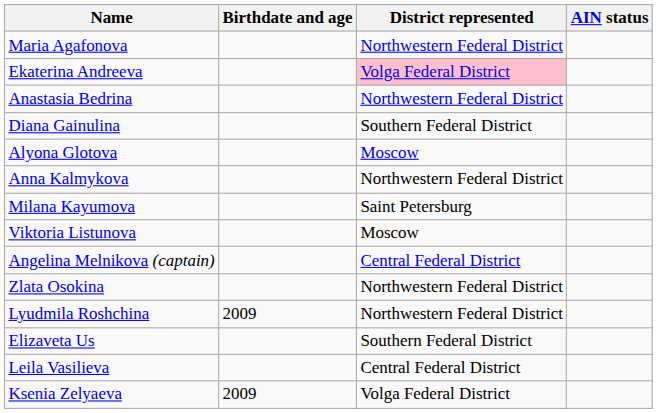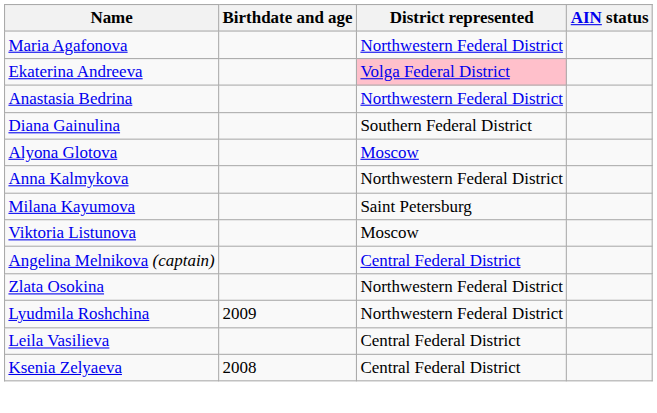- row: (52, 340)
(240, 394) 2009 -> (240, 367) 2008
(435, 394) Volga Federal District -> (440, 367) Central Federal District
